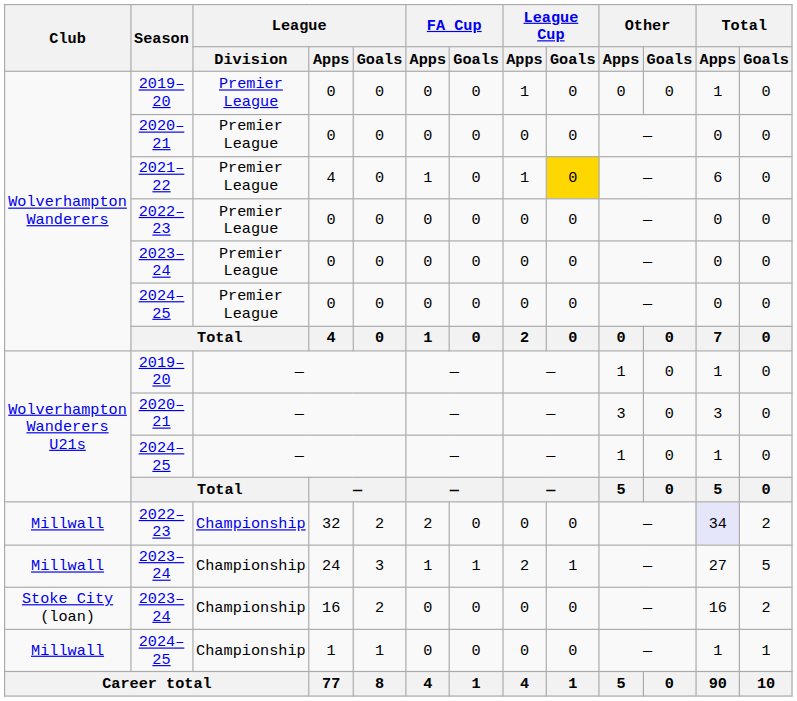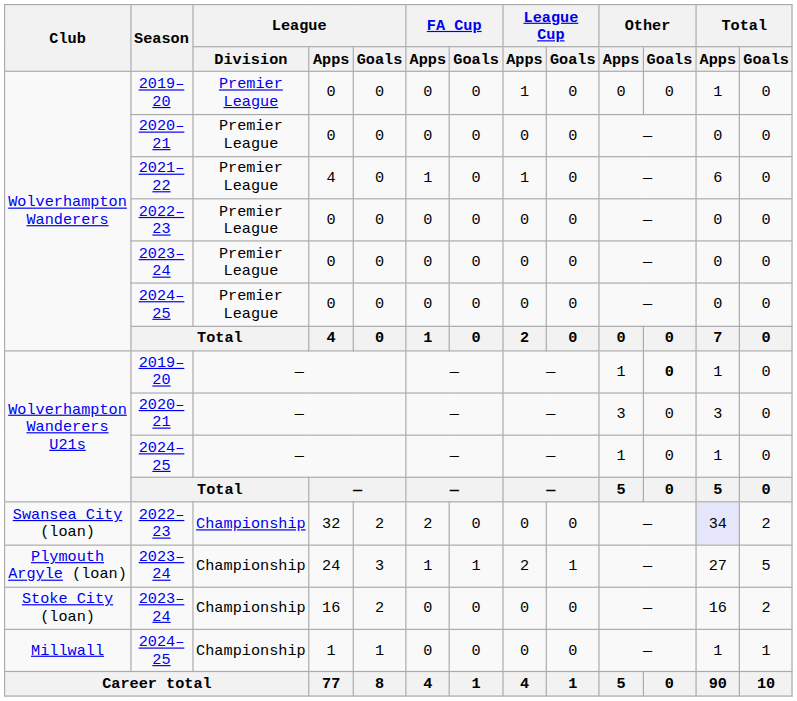(573, 178) gold background -> (573, 178) no background
(669, 372) normal -> (669, 372) bold
(68, 524) Millwall -> (68, 524) Swansea City (loan)
(68, 566) Millwall -> (68, 566) Plymouth Argyle (loan)
